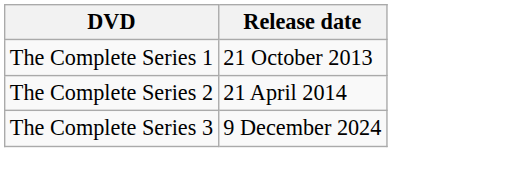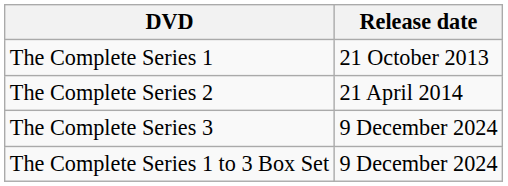+ row: (169, 163)
